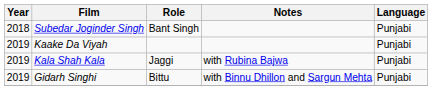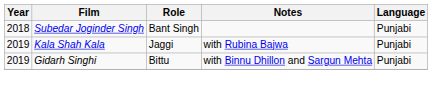- row: (71, 45)
